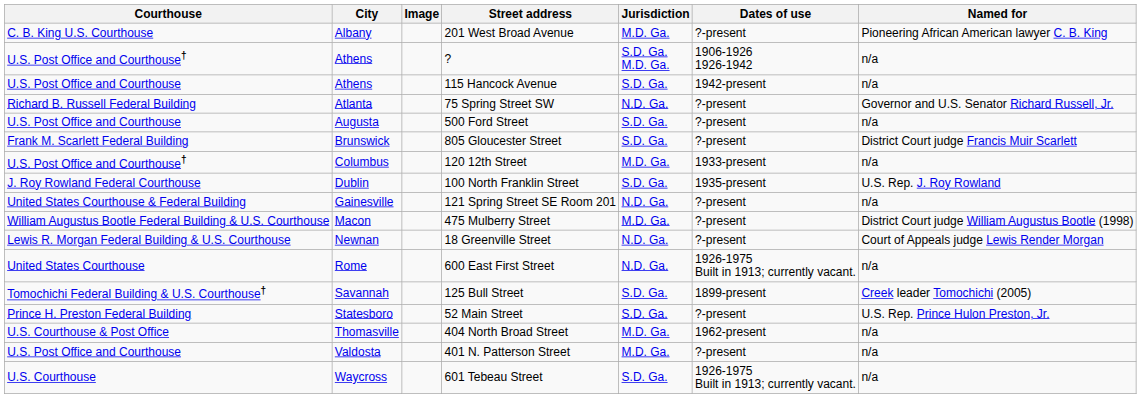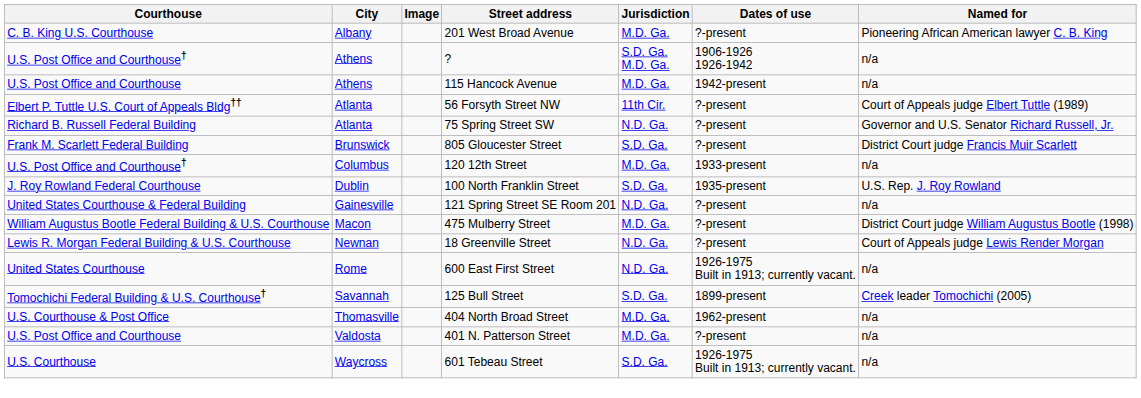(645, 84) S.D. Ga. -> (646, 84) M.D. Ga.
+ row: (502, 105)
- row: (486, 122)
- row: (484, 313)
